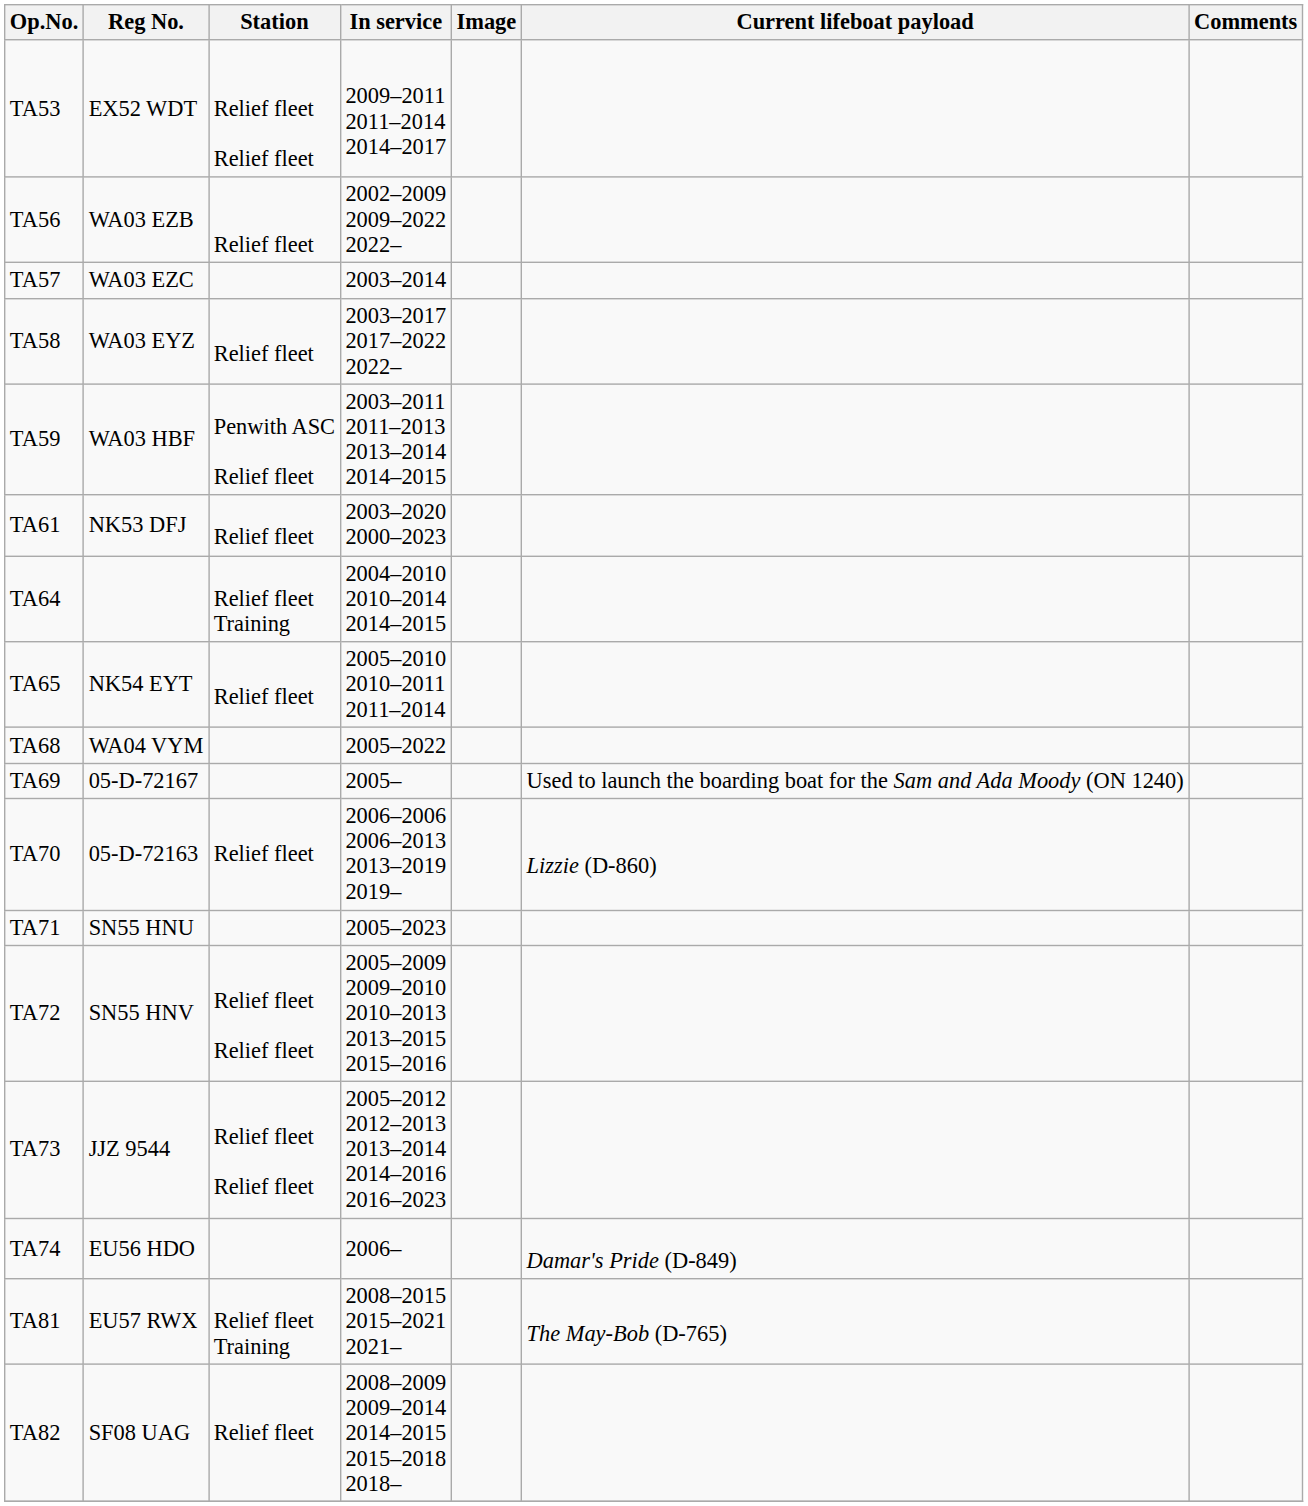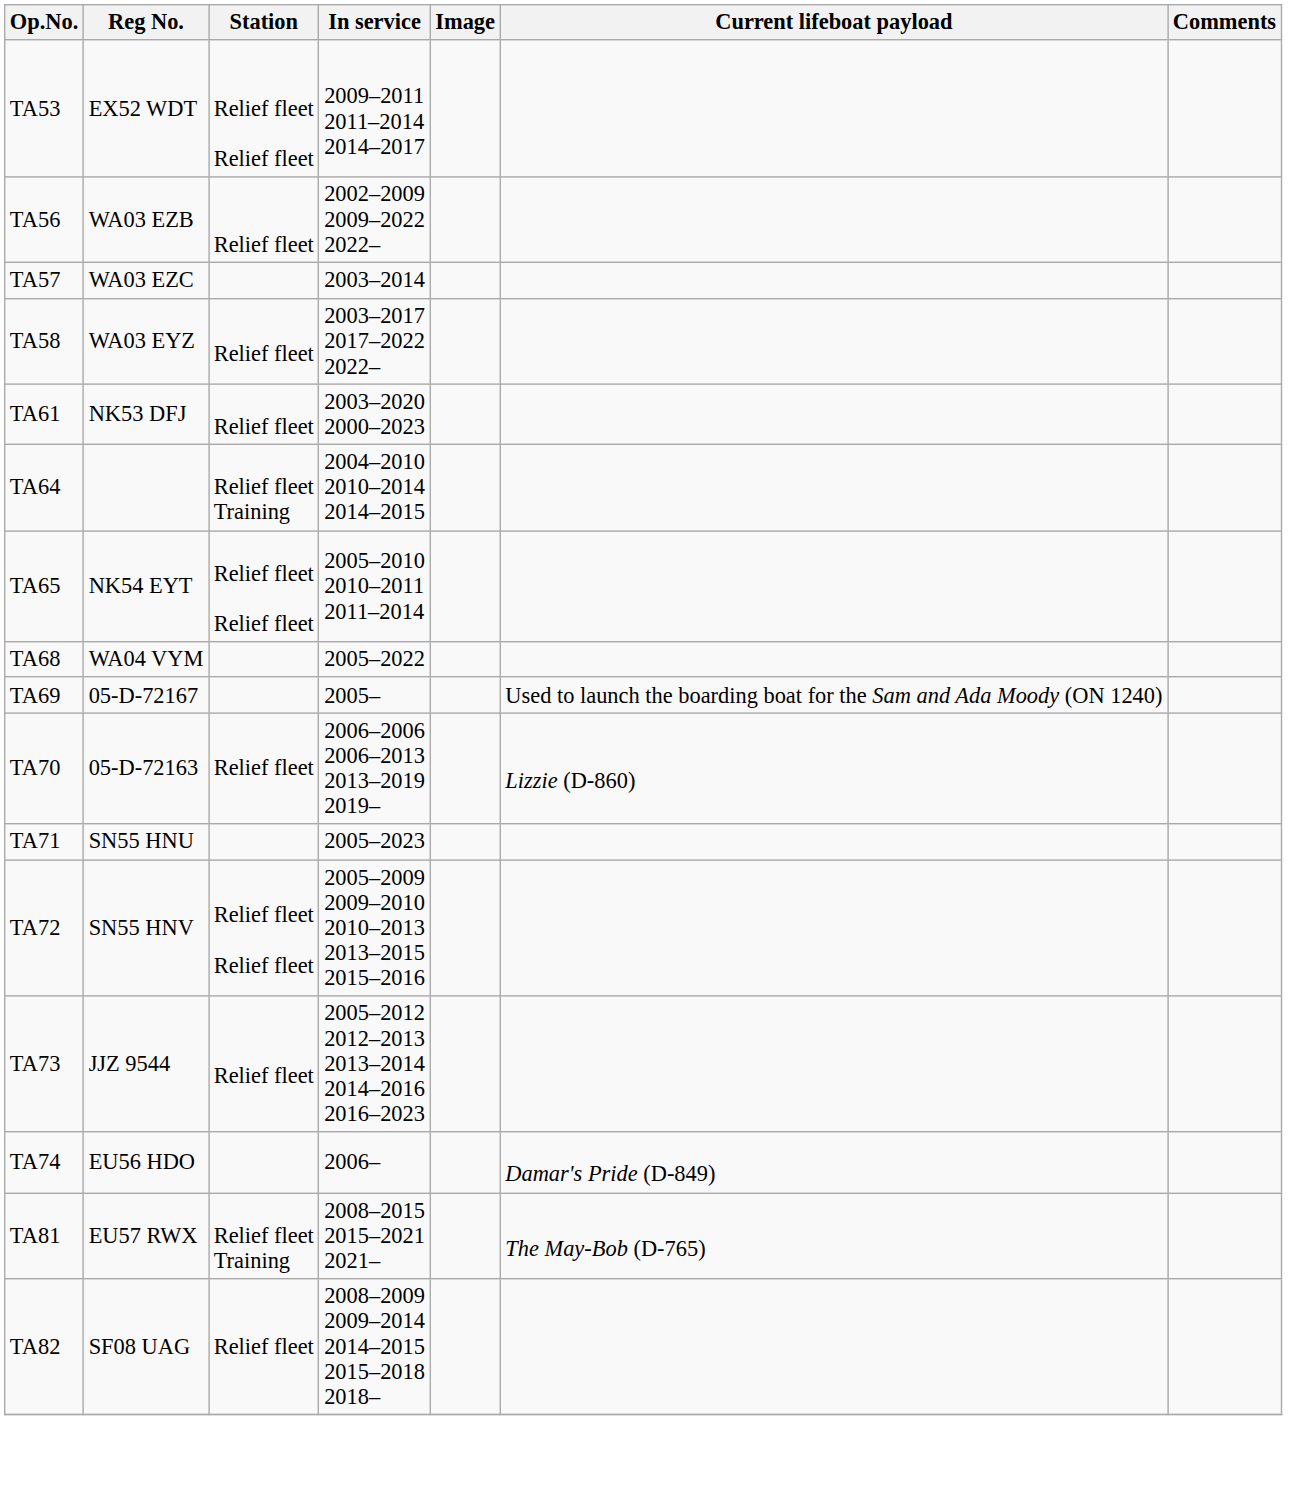- row: (35, 439)
(264, 697) Relief fleet -> (264, 598) Relief fleet Relief fleet
(264, 1162) Relief fleet Relief fleet -> (264, 1076) Relief fleet
